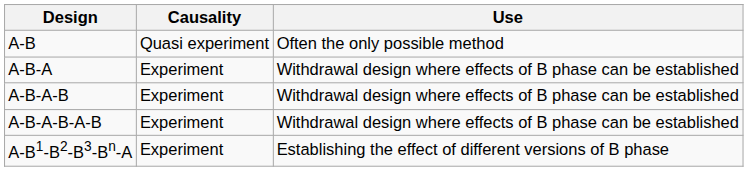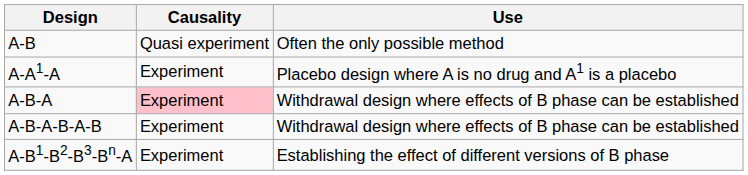+ row: (34, 72)
(182, 69) no background -> (182, 100) pink background
- row: (39, 95)
